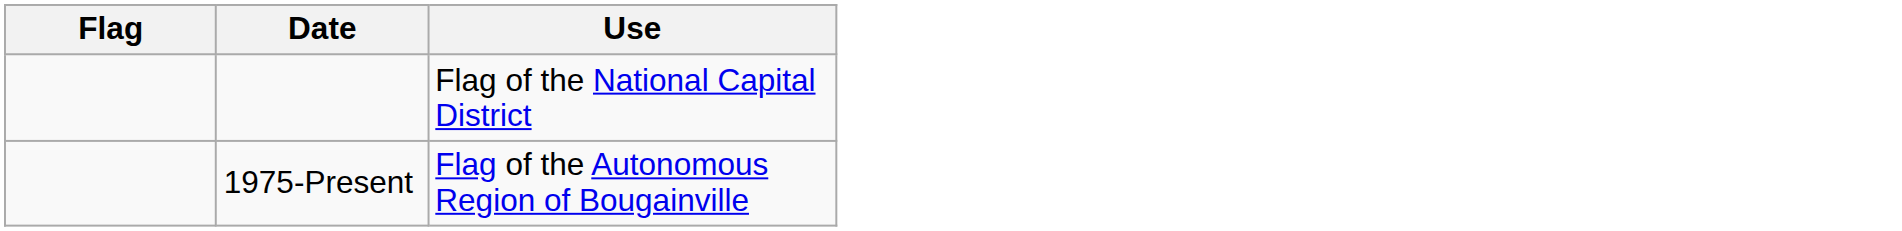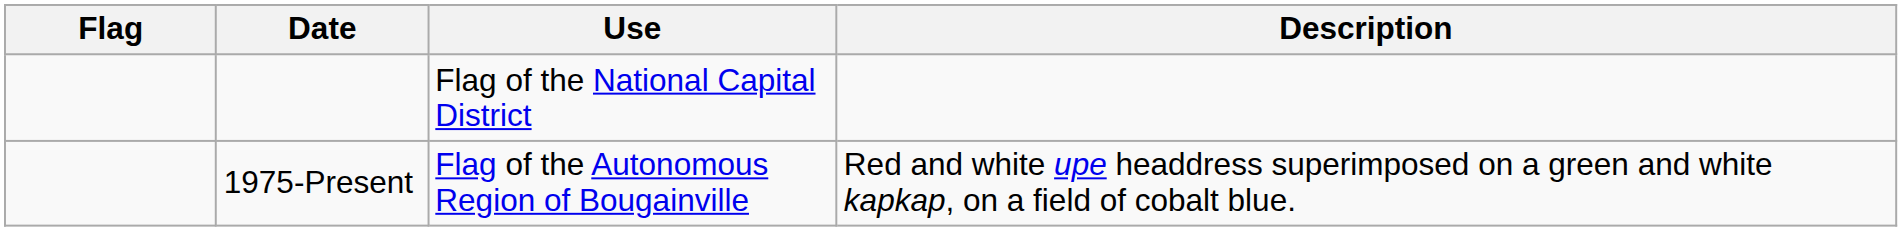+ column: (1366, 29)
